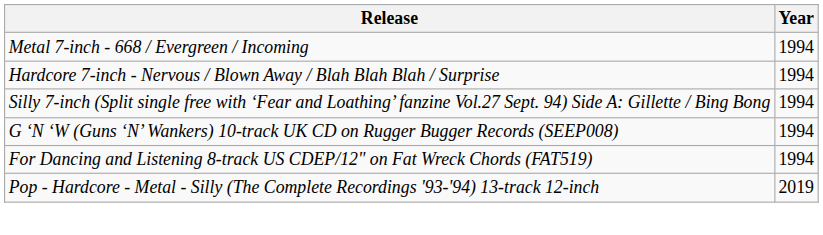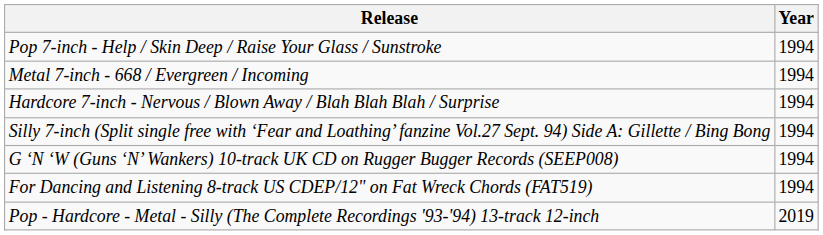+ row: (225, 46)
